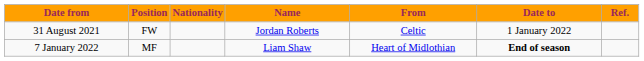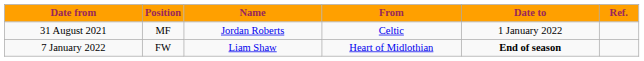- column: (198, 13)
(149, 30) FW -> (163, 30) MF
(149, 48) MF -> (163, 48) FW
